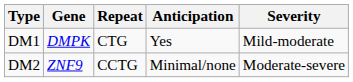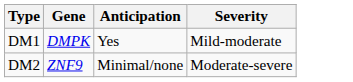- column: (120, 16)
